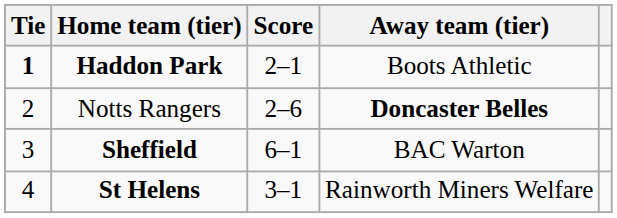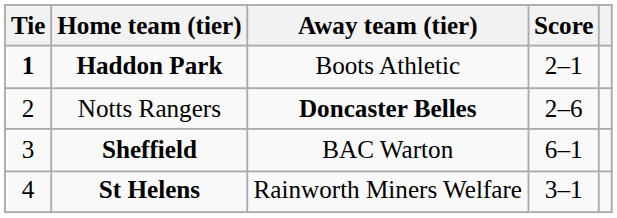columns swapped: (283, 24) <-> (459, 24)
